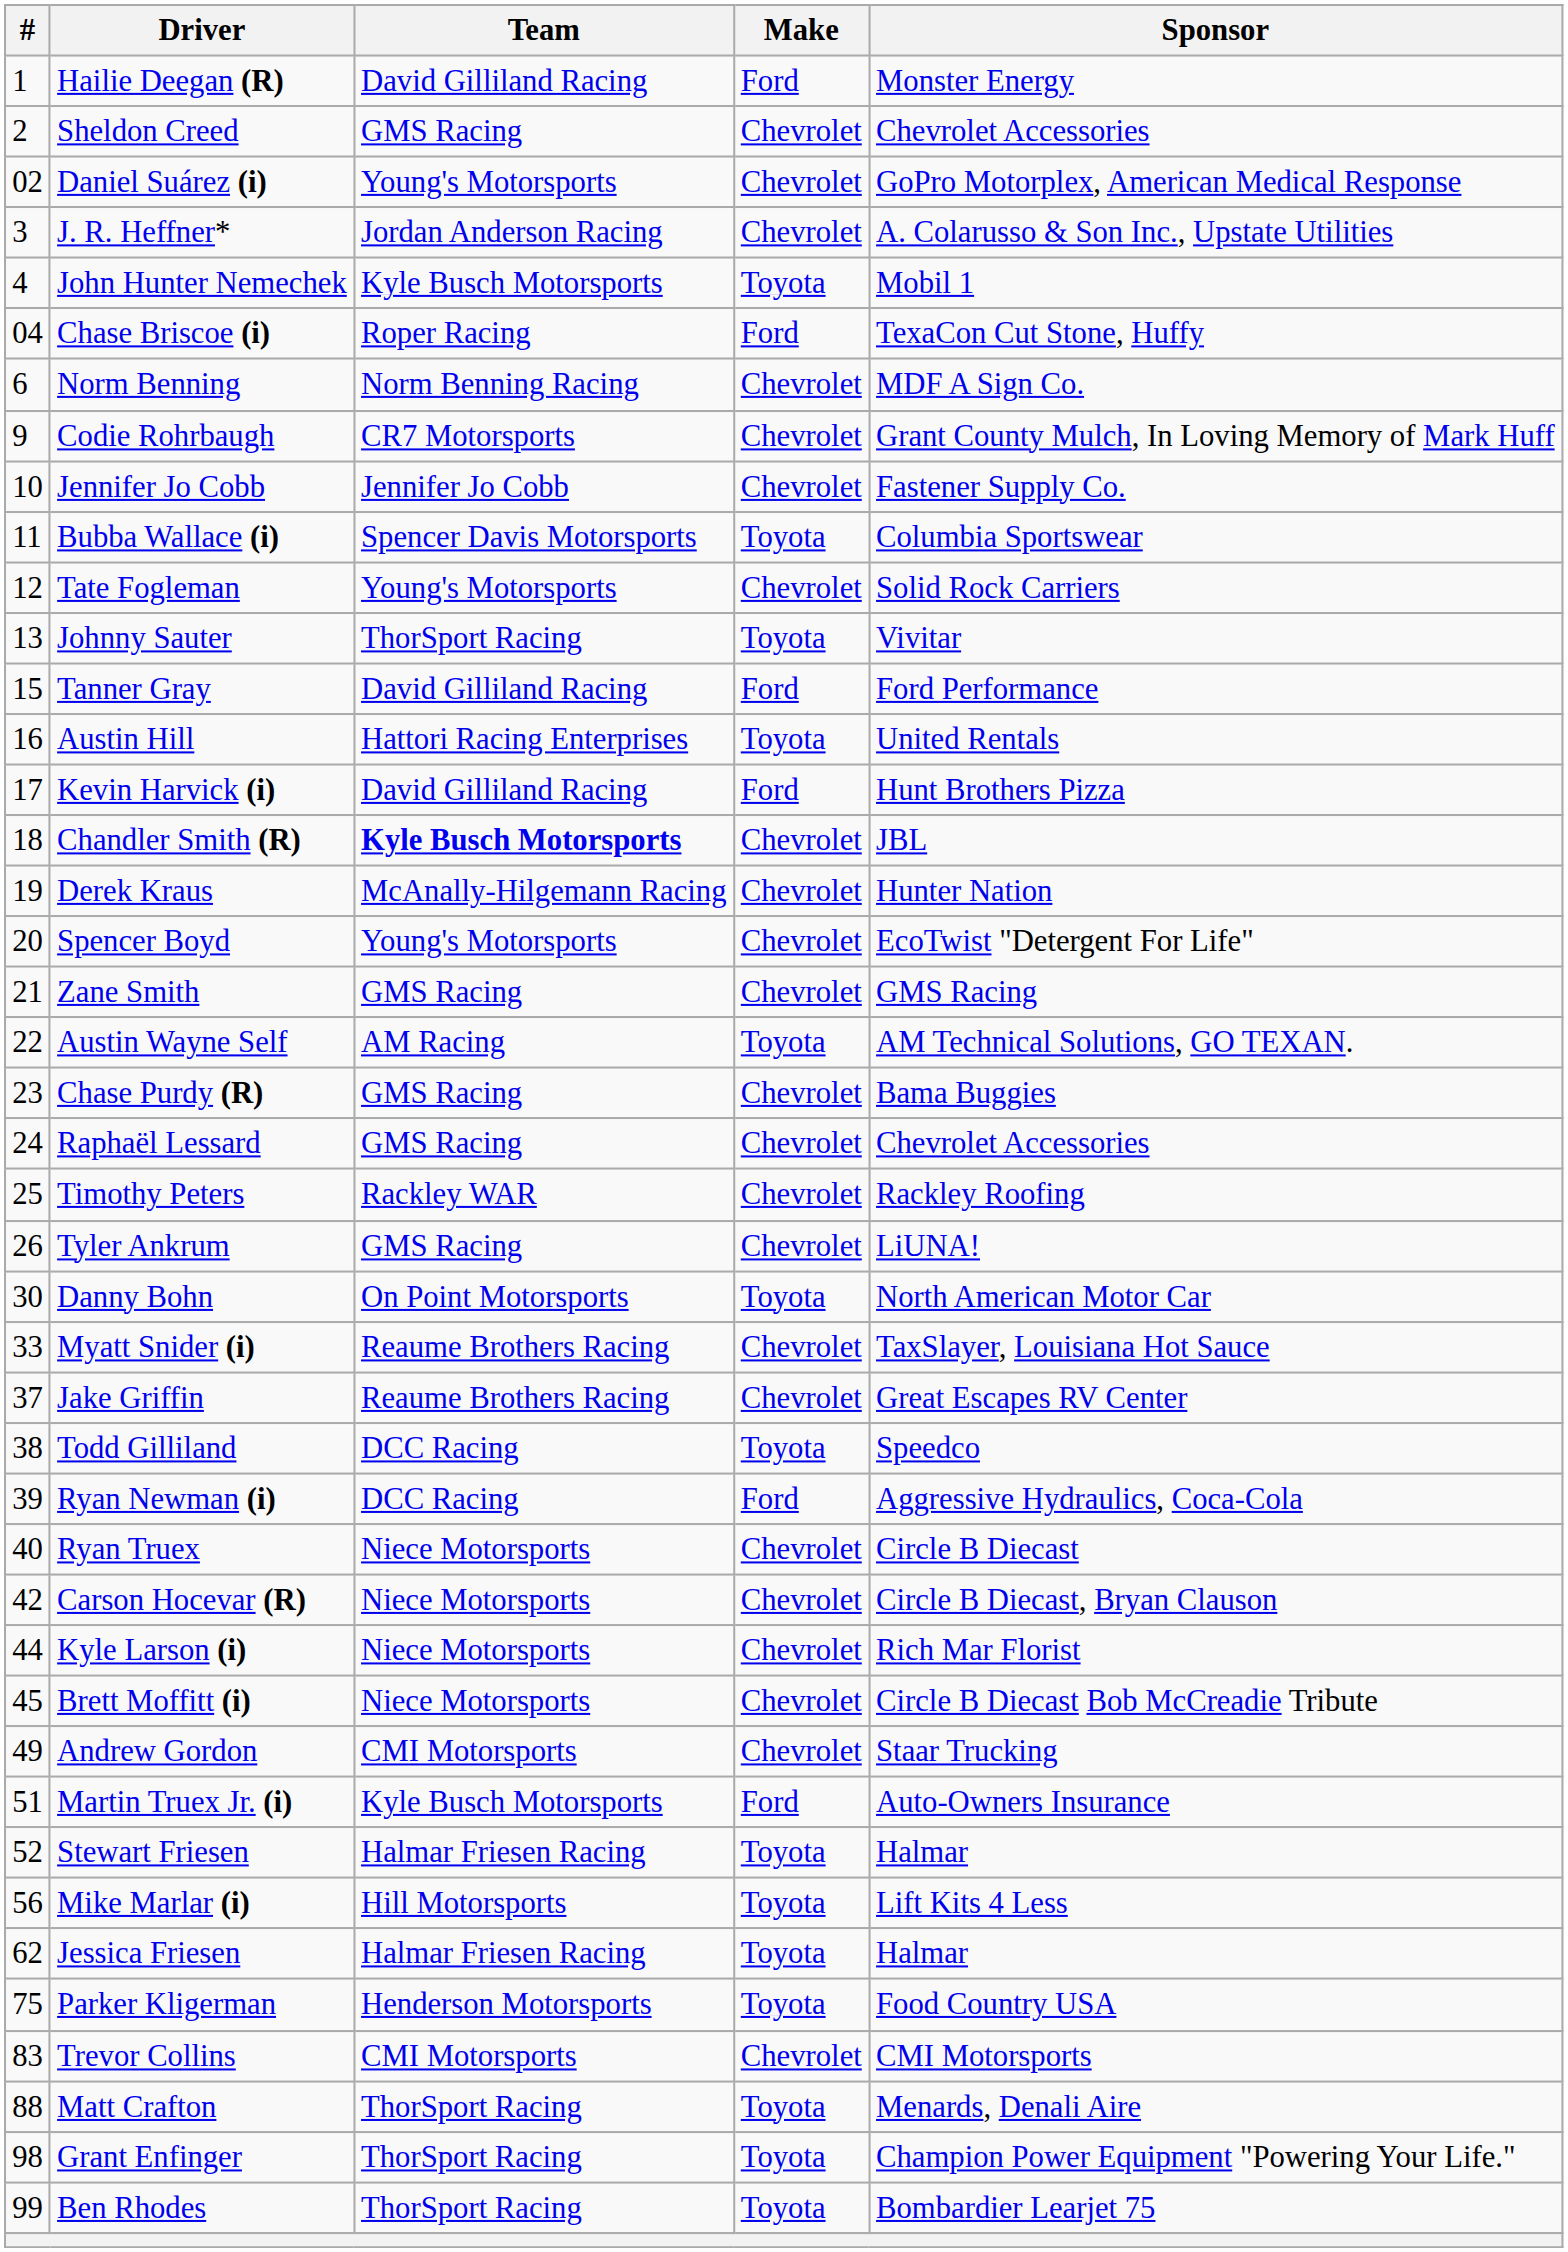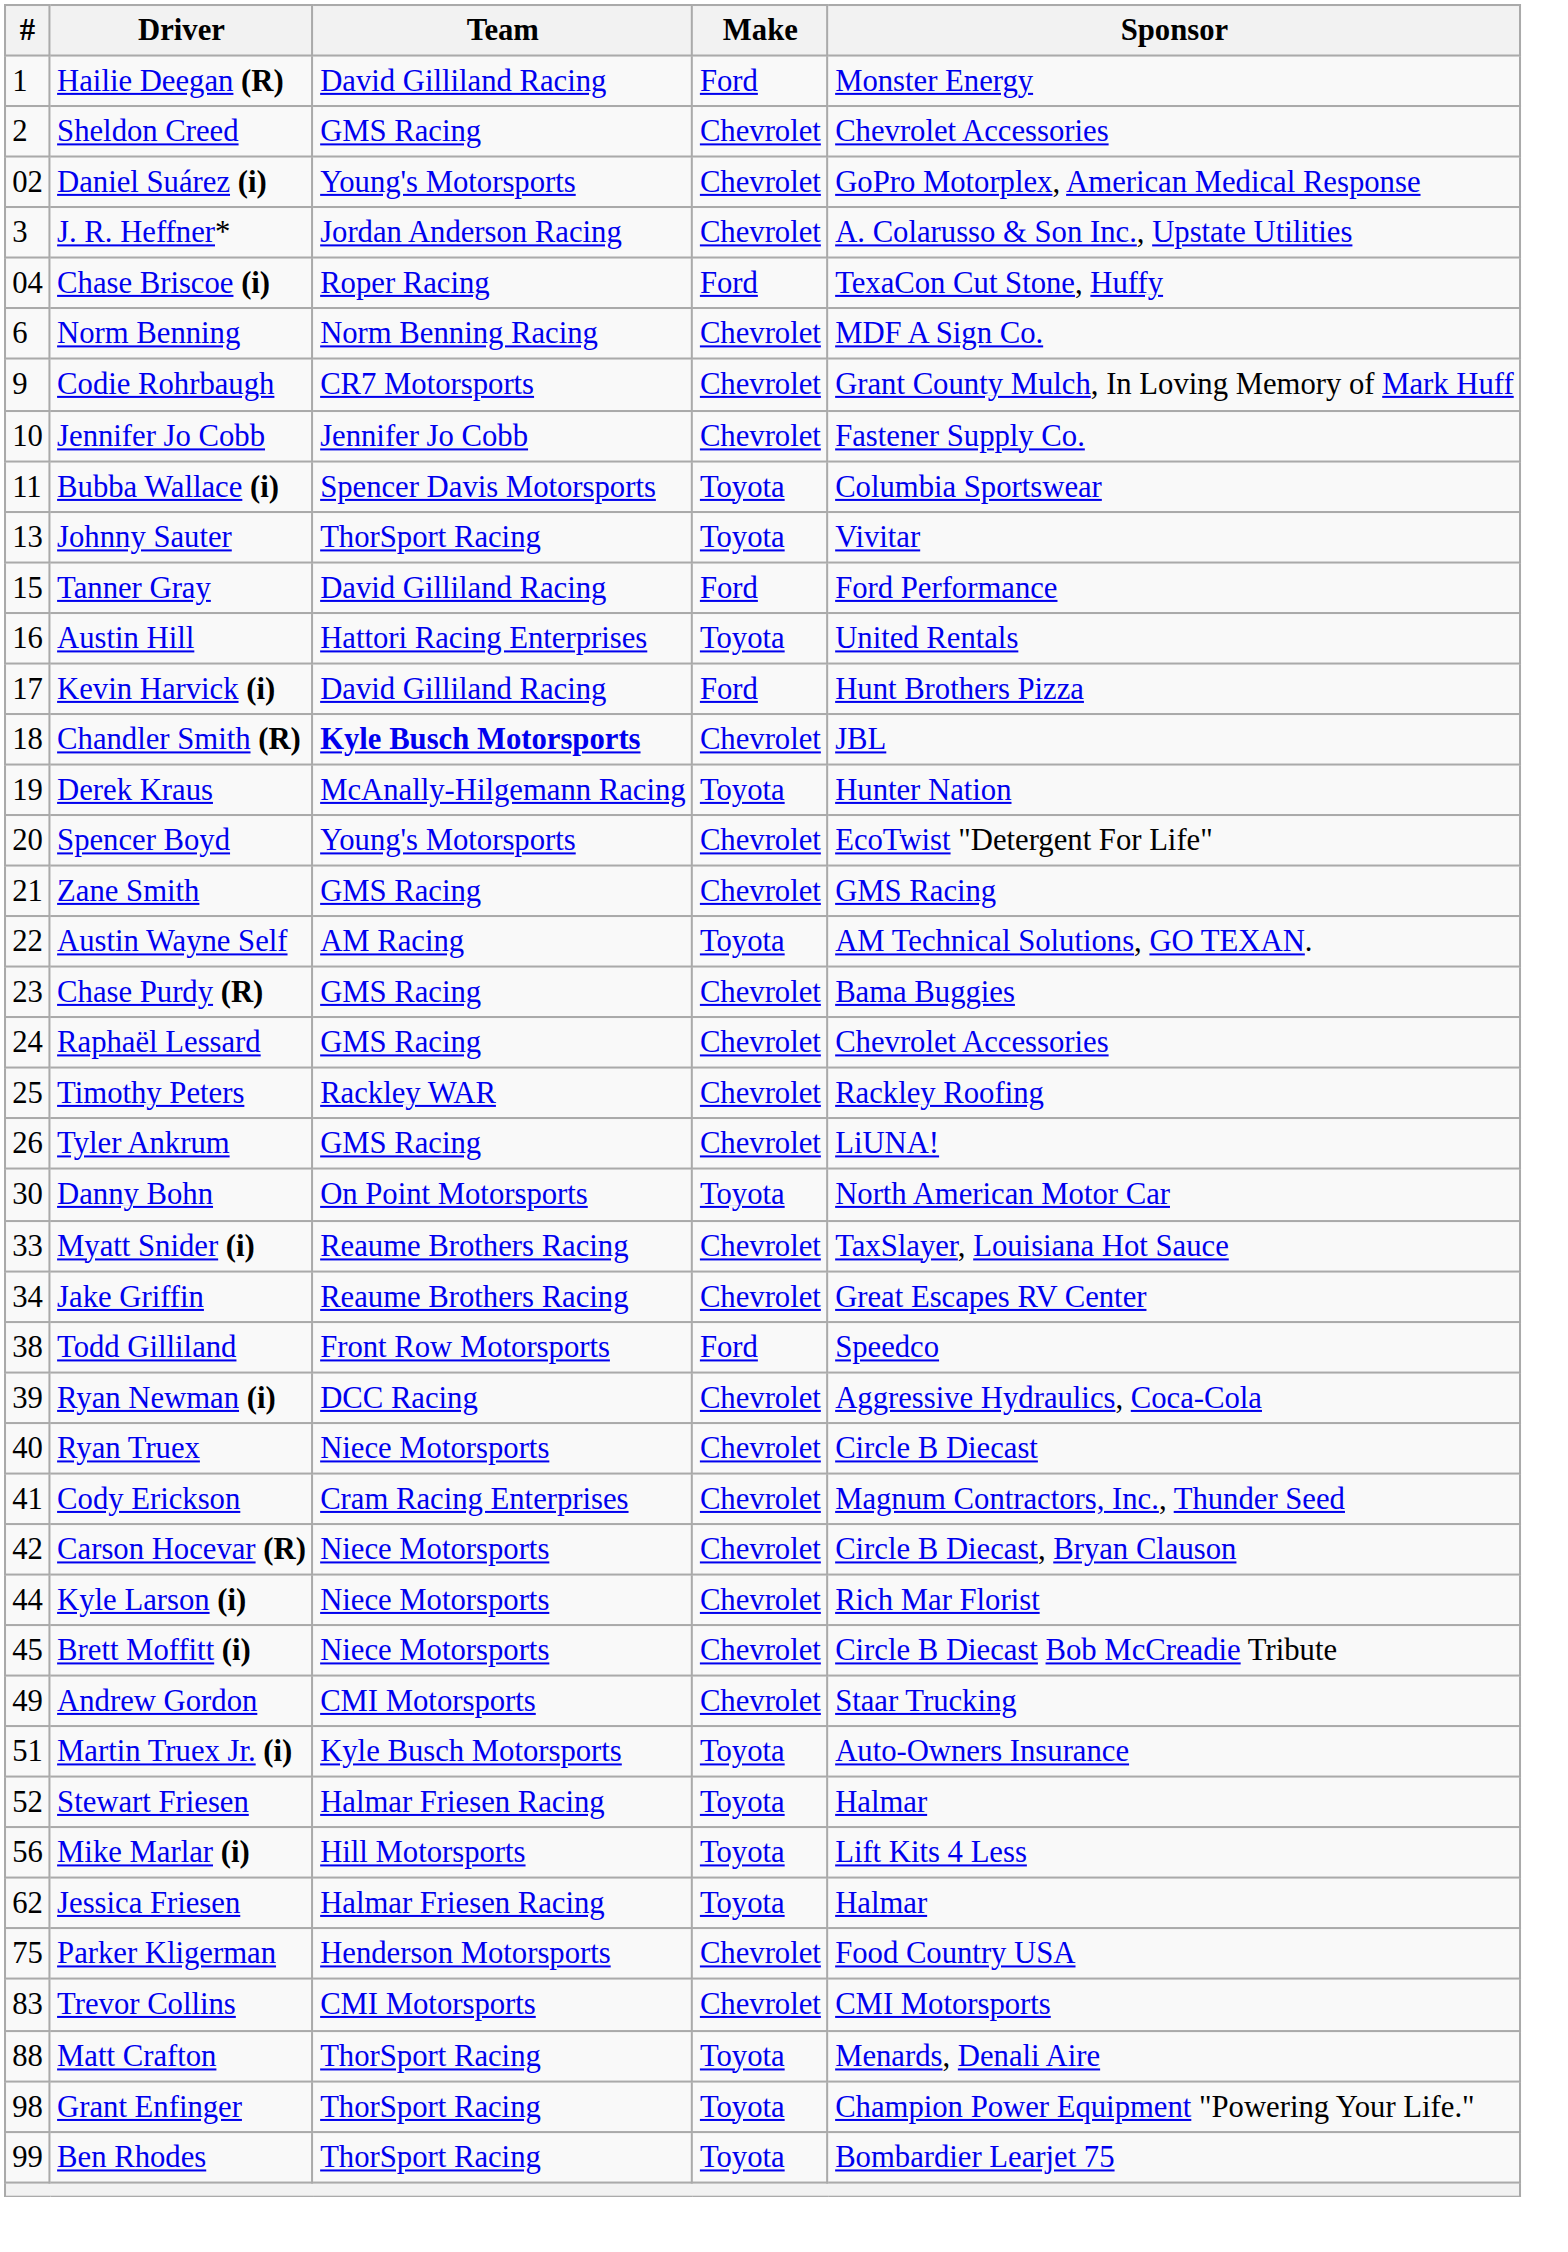- row: (202, 283)
- row: (148, 586)
(801, 890) Chevrolet -> (742, 789) Toyota
(27, 1396) 37 -> (27, 1295) 34
(440, 1447) DCC Racing -> (465, 1346) Front Row Motorsports
(783, 1447) Toyota -> (729, 1346) Ford
(770, 1498) Ford -> (760, 1396) Chevrolet
+ row: (149, 1498)
(770, 1801) Ford -> (742, 1751) Toyota
(783, 2004) Toyota -> (760, 1953) Chevrolet
